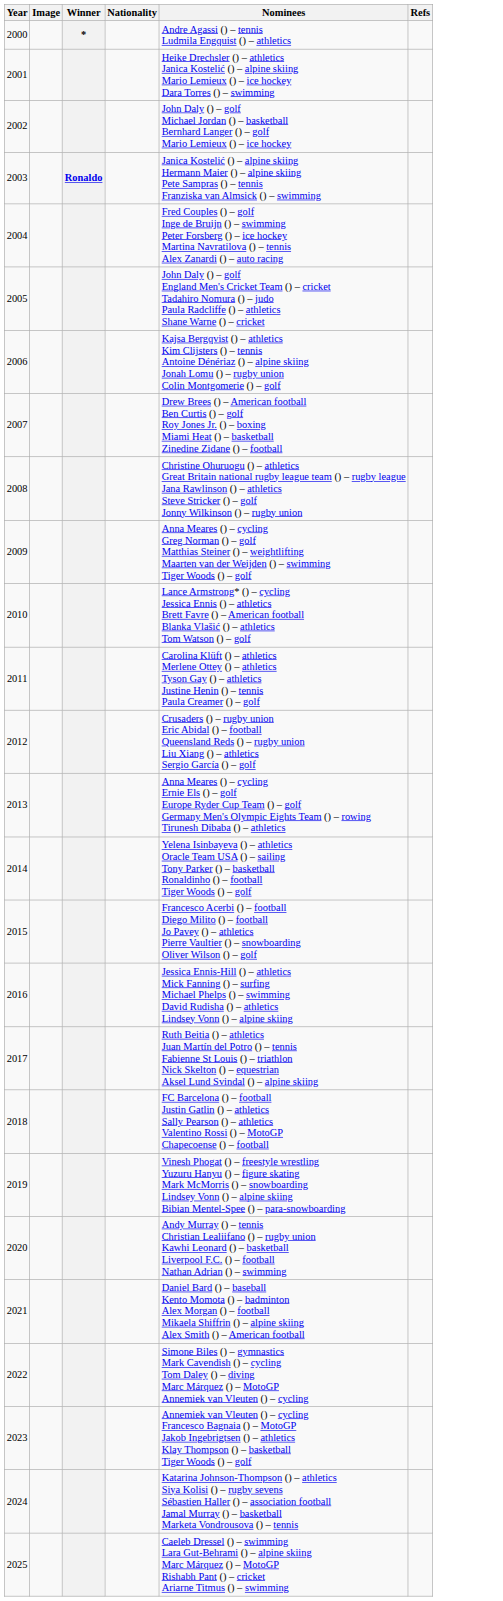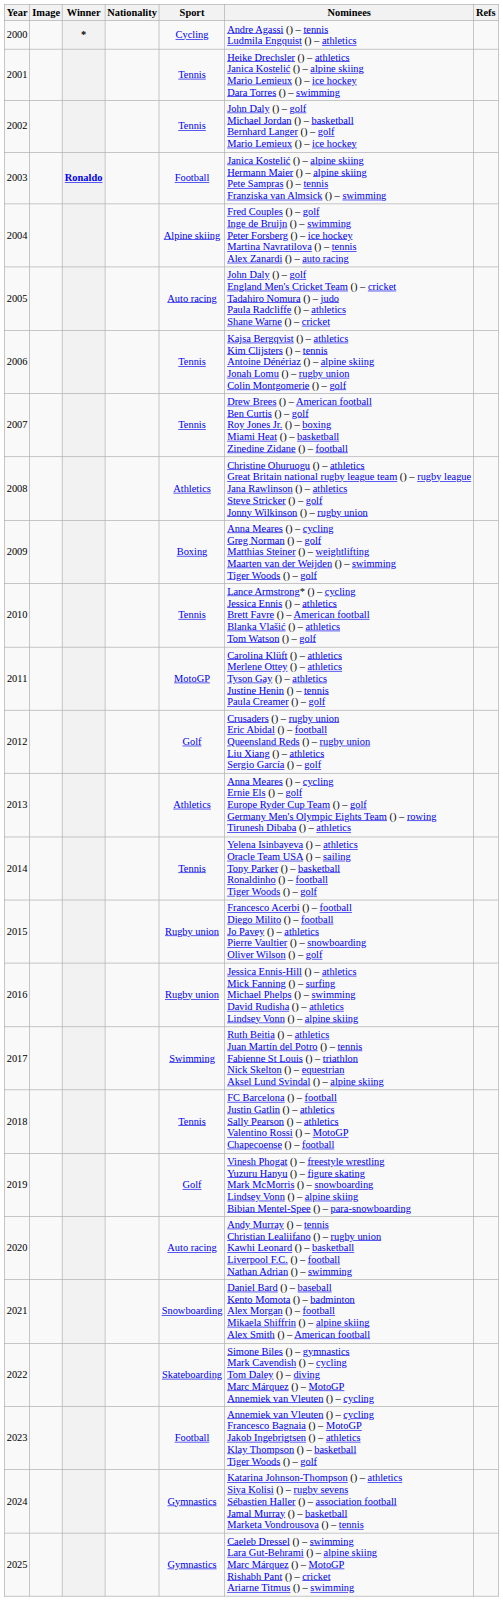+ column: (192, 12)
